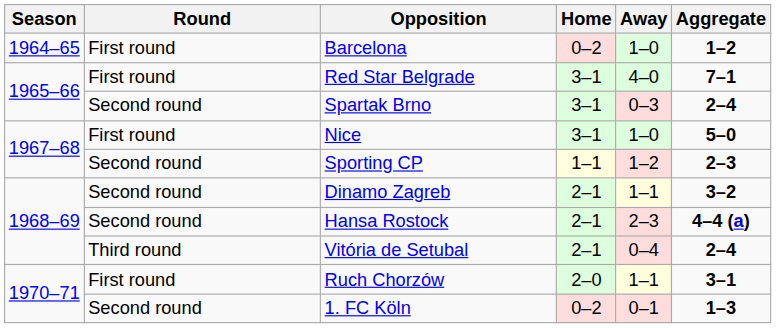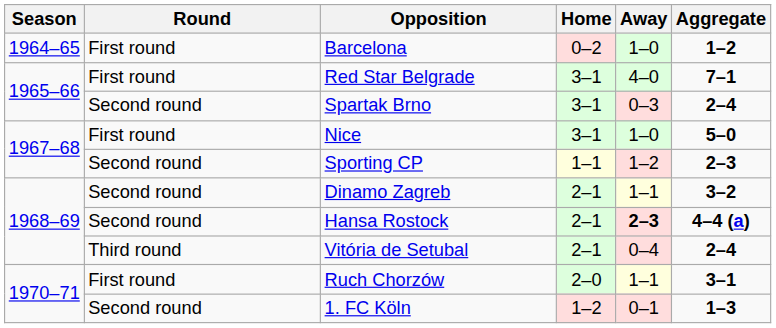(644, 221) normal -> (644, 221) bold
(586, 308) 0–2 -> (586, 308) 1–2
